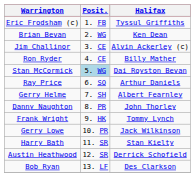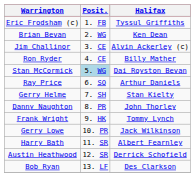(150, 94) Albert Fearnley -> (150, 94) Stan Kielty
(150, 142) Stan Kielty -> (150, 142) Albert Fearnley
